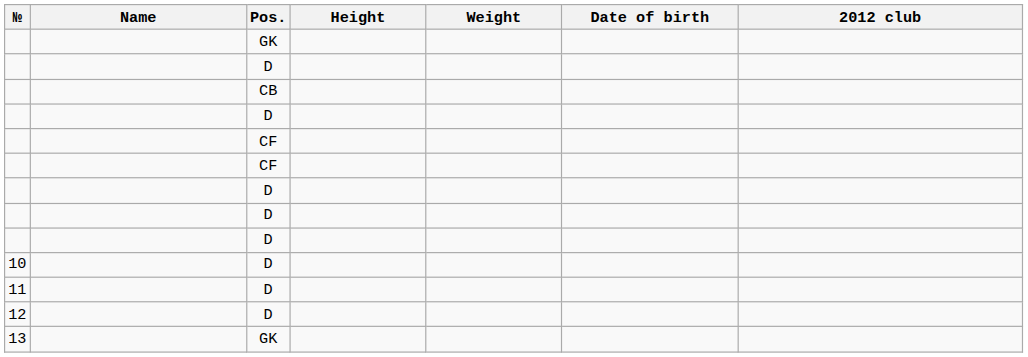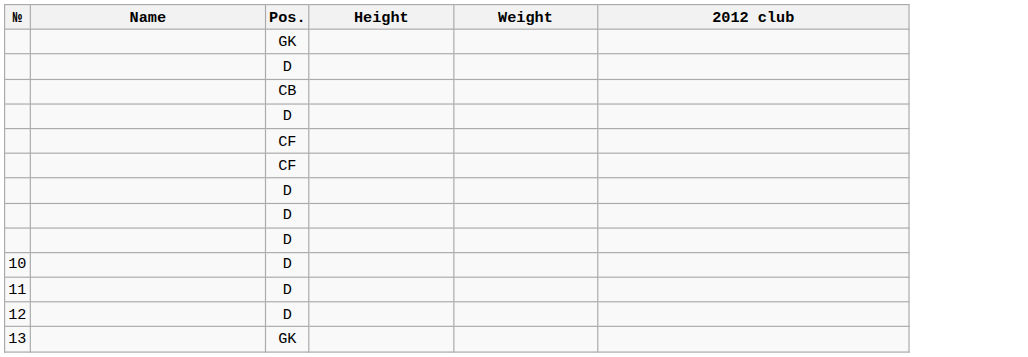- column: (650, 17)
